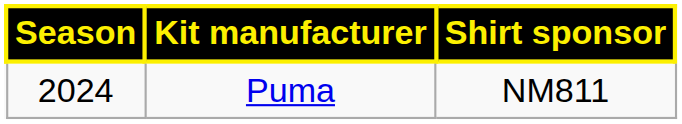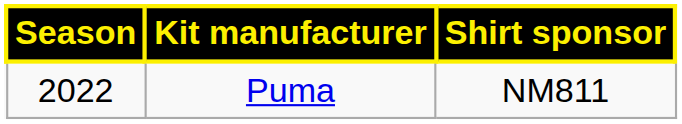(76, 89) 2024 -> (76, 89) 2022
